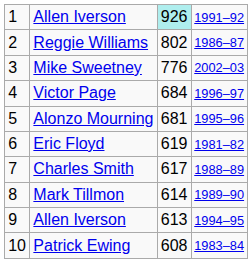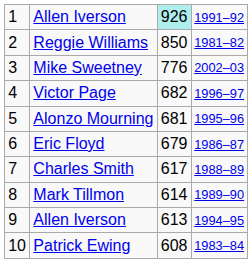(174, 42) 802 -> (174, 42) 850
(219, 43) 1986–87 -> (219, 43) 1981–82
(174, 93) 684 -> (174, 93) 682
(174, 144) 619 -> (174, 144) 679
(219, 144) 1981–82 -> (219, 144) 1986–87
